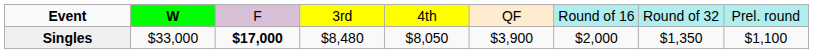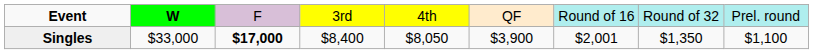(342, 38) $8,480 -> (342, 38) $8,400
(596, 38) $2,000 -> (596, 38) $2,001
